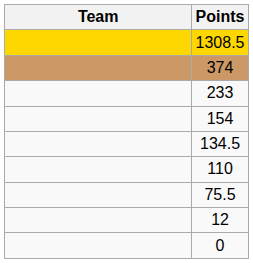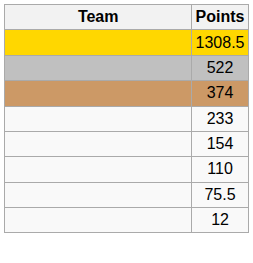+ row: (220, 67)
- row: (220, 144)
- row: (220, 245)
